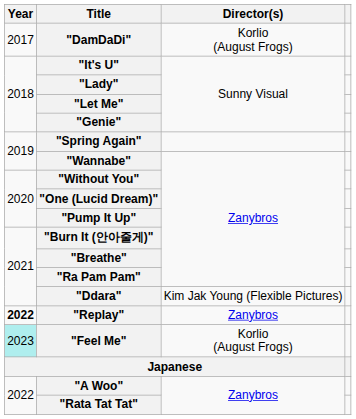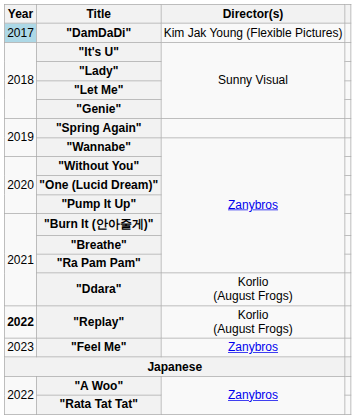(20, 39) no background -> (20, 33) lightblue background
(253, 39) Korlio (August Frogs) -> (253, 33) Kim Jak Young (Flexible Pictures)
(253, 296) Kim Jak Young (Flexible Pictures) -> (253, 289) Korlio (August Frogs)
(253, 315) Zanybros -> (253, 321) Korlio (August Frogs)
(20, 341) paleturquoise background -> (20, 347) no background
(253, 341) Korlio (August Frogs) -> (253, 347) Zanybros
